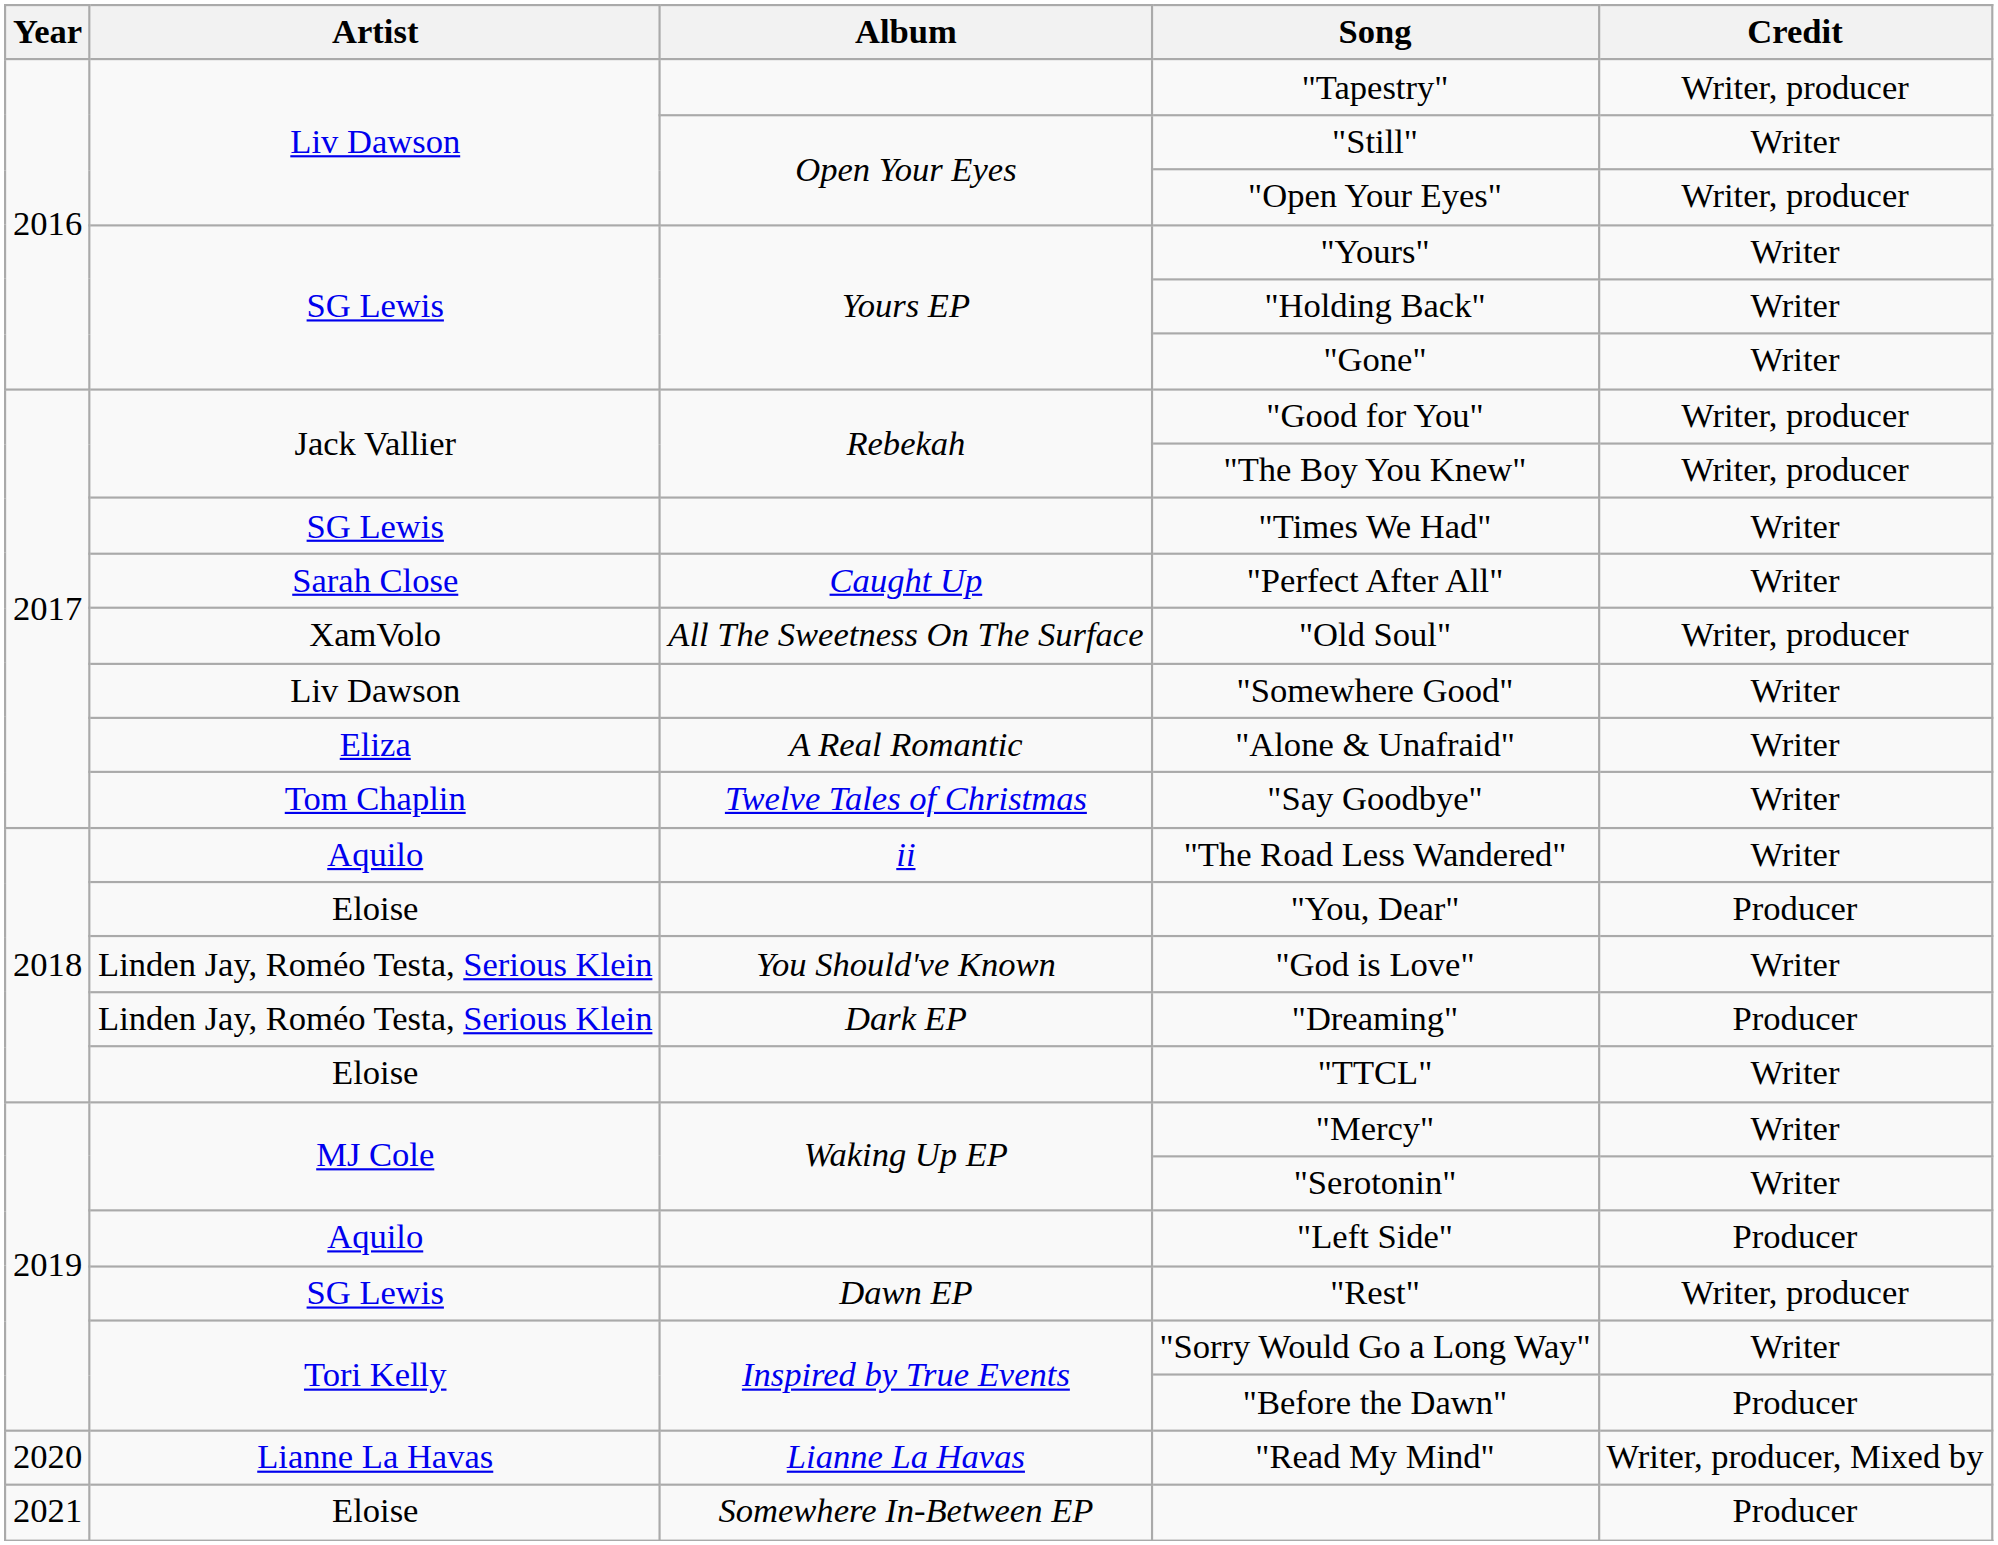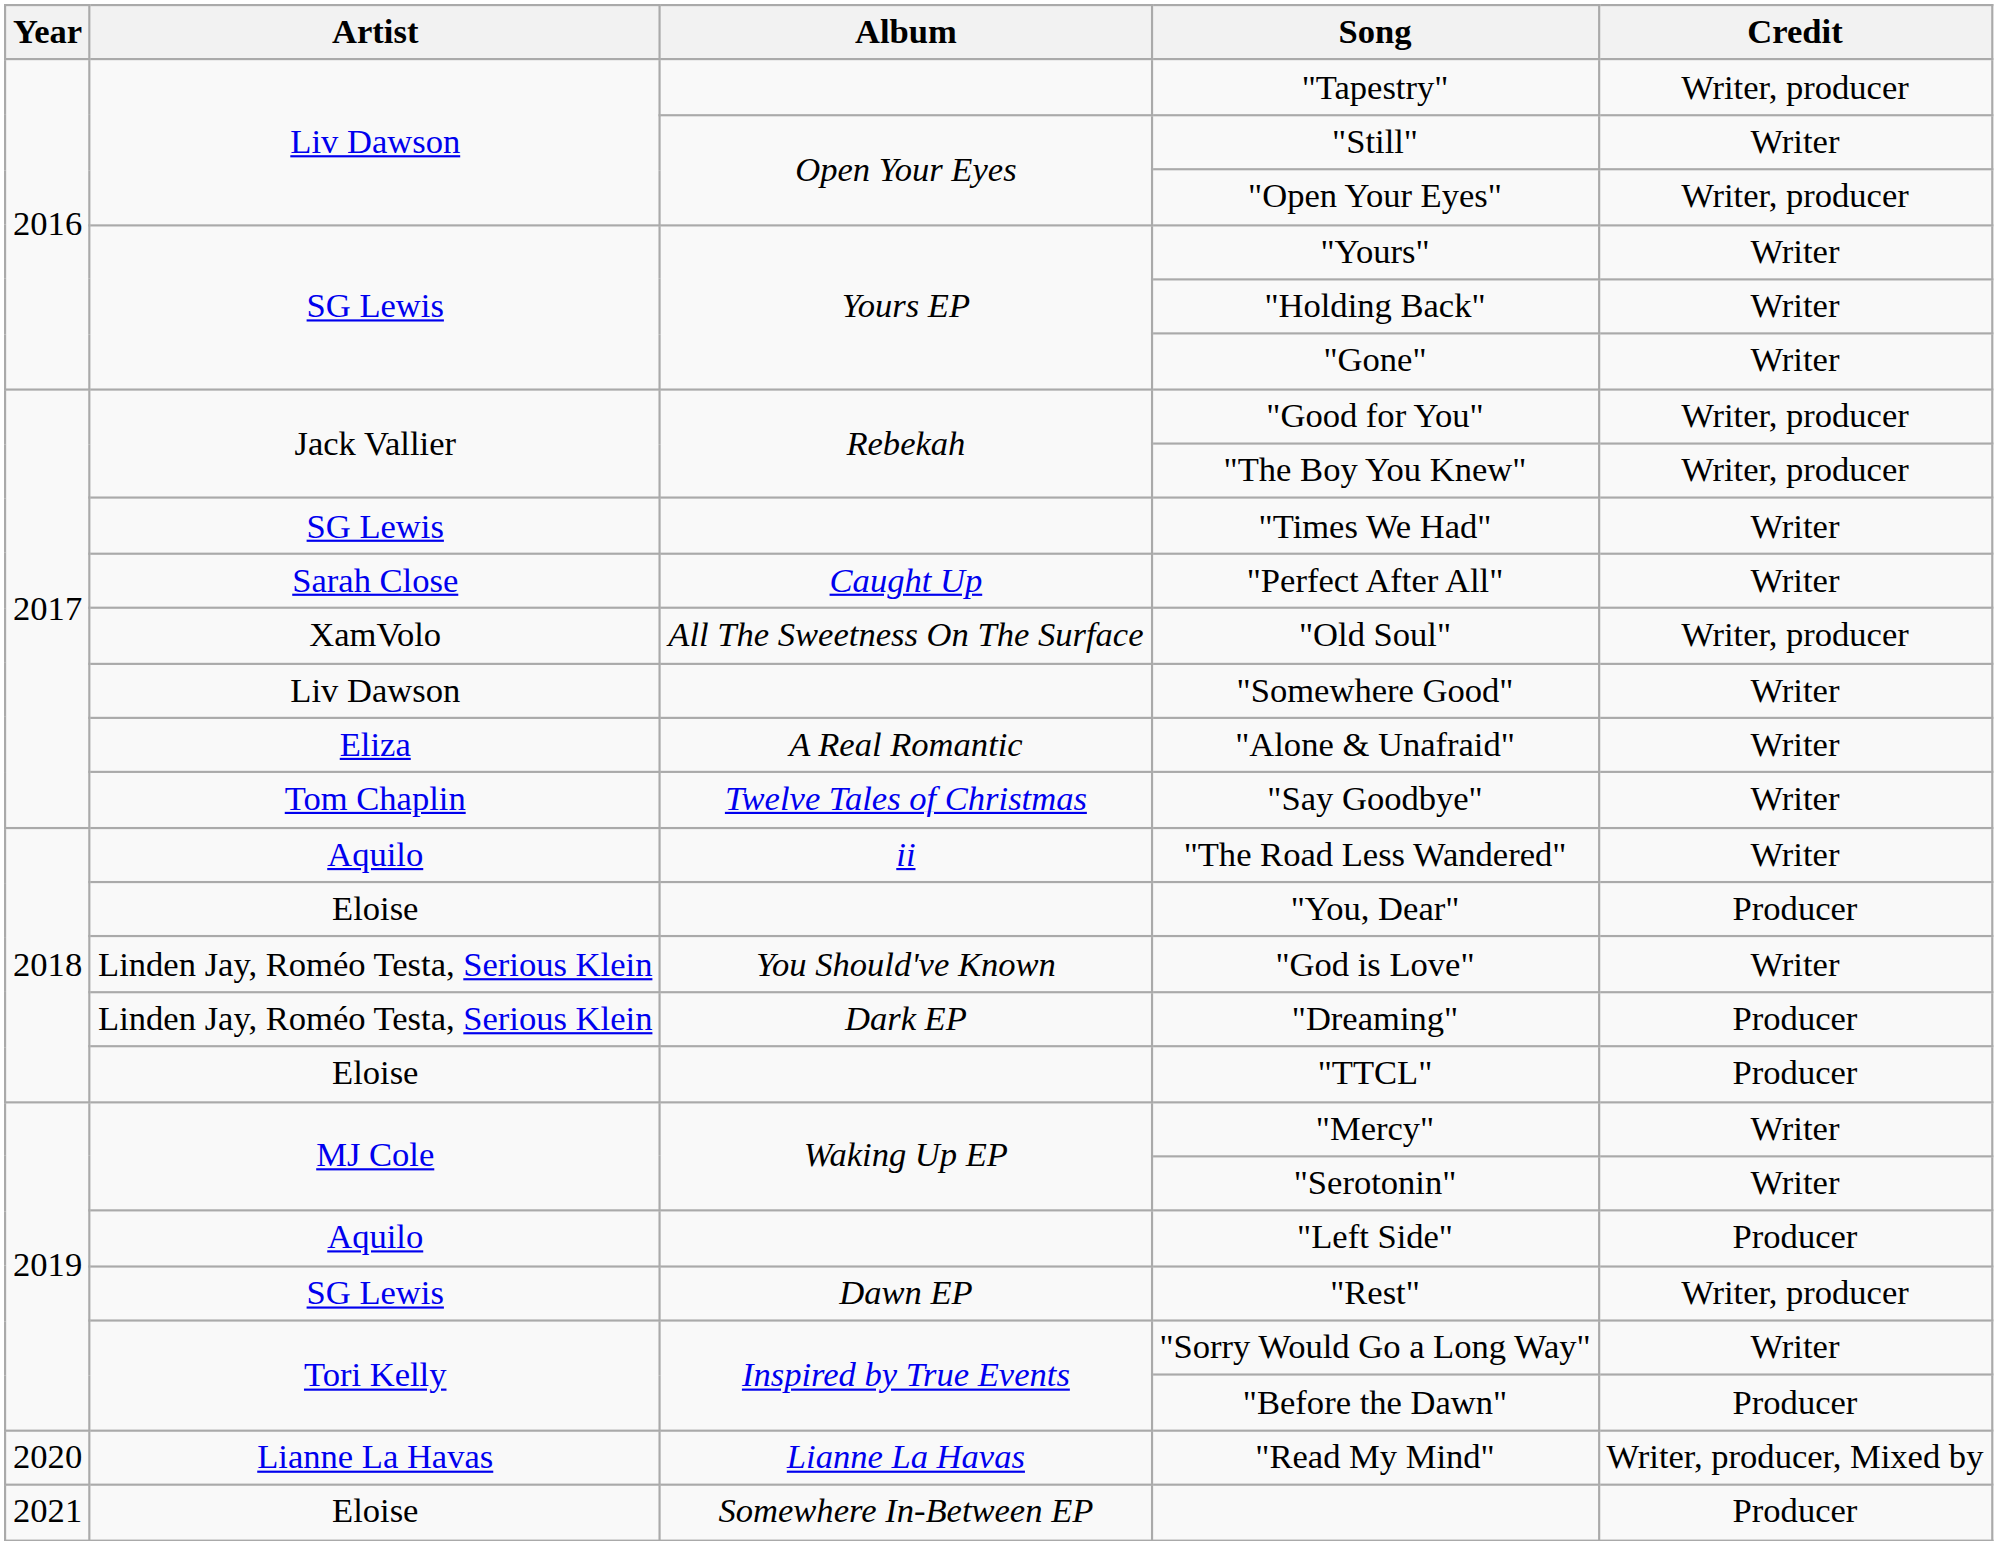(1795, 1073) Writer -> (1795, 1073) Producer
